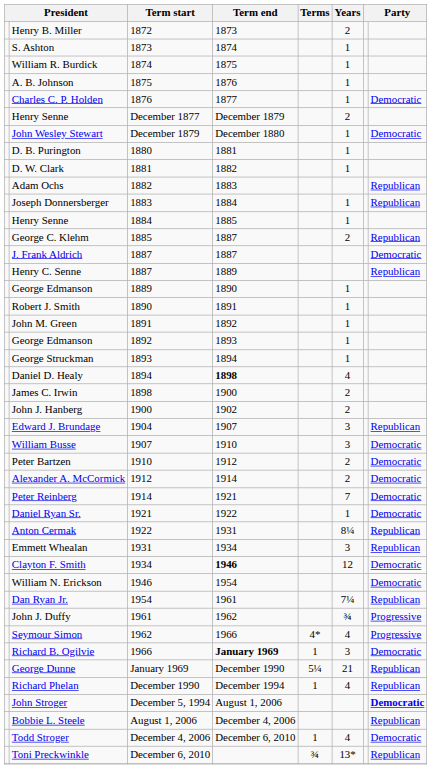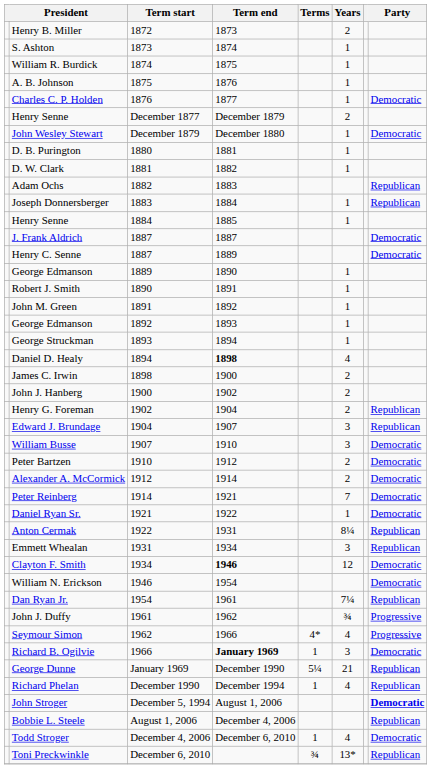- row: (50, 237)
(395, 271) Republican -> (396, 254) Democratic
+ row: (53, 409)
